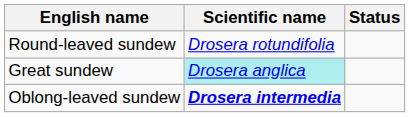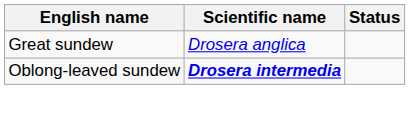- row: (92, 44)
(247, 71) paleturquoise background -> (247, 44) no background
